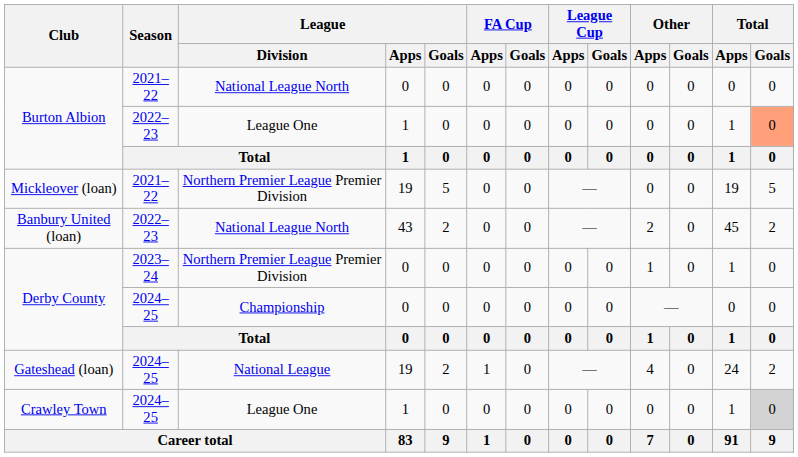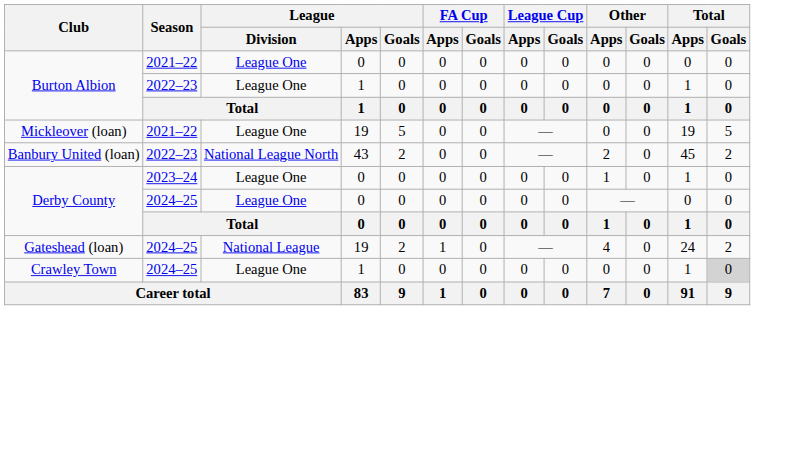(282, 86) National League North -> (271, 62) League One
(772, 126) lightsalmon background -> (728, 85) no background
(282, 188) Northern Premier League Premier Division -> (271, 131) League One
(282, 267) Northern Premier League Premier Division -> (271, 177) League One
(282, 307) Championship -> (271, 200) League One
